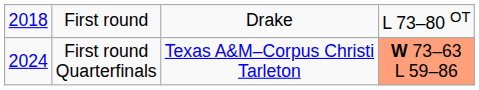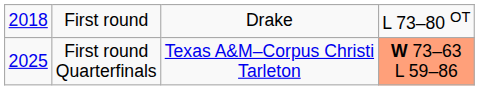(28, 61) 2024 -> (28, 61) 2025
